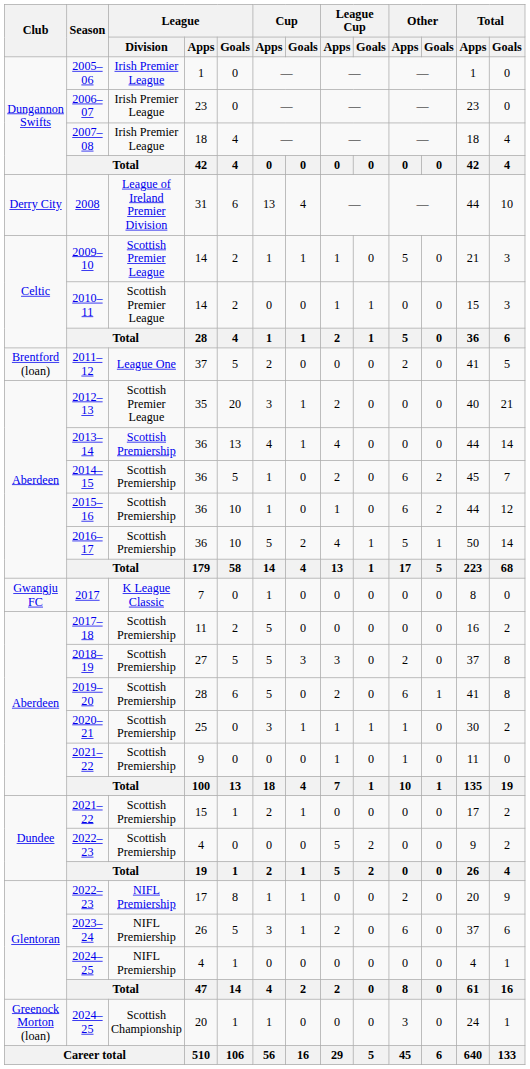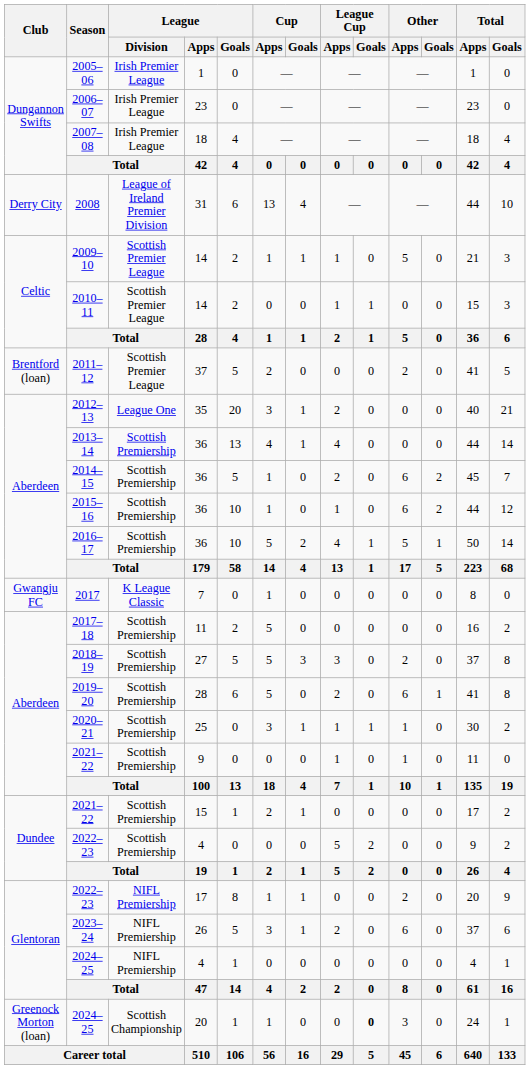(146, 364) League One -> (146, 371) Scottish Premier League
(146, 404) Scottish Premier League -> (146, 410) League One
(371, 1022) normal -> (371, 1022) bold
